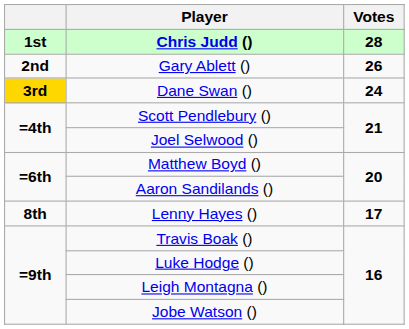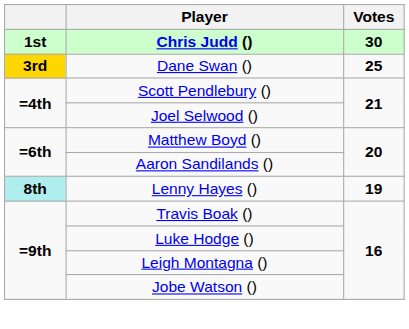(374, 42) 28 -> (374, 42) 30
- row: (204, 66)
(374, 91) 24 -> (374, 66) 25
(35, 214) no background -> (35, 189) paleturquoise background
(374, 214) 17 -> (374, 189) 19
